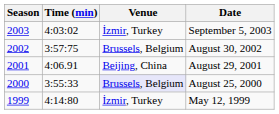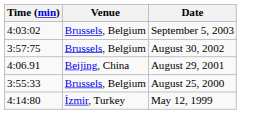- column: (23, 13)
(133, 30) İzmir, Turkey -> (105, 30) Brussels, Belgium
(143, 83) lavender background -> (105, 83) no background
